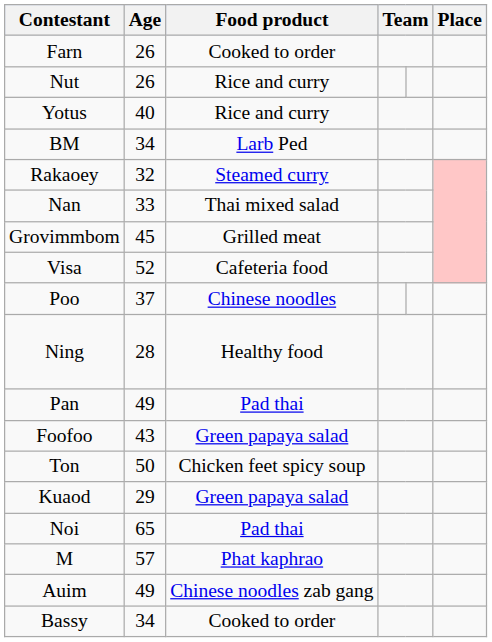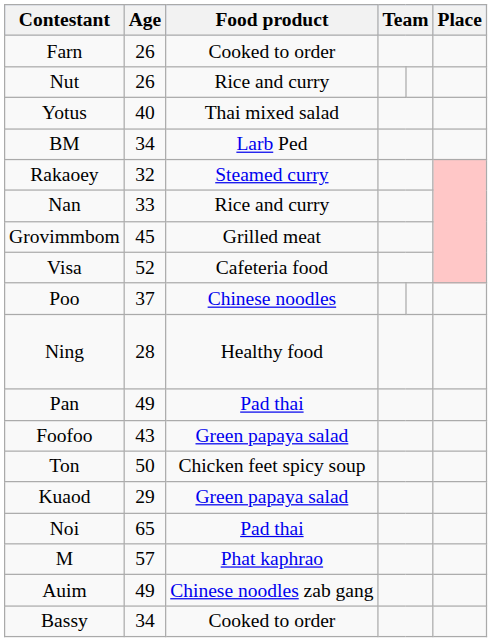(272, 112) Rice and curry -> (272, 112) Thai mixed salad
(272, 205) Thai mixed salad -> (272, 205) Rice and curry
